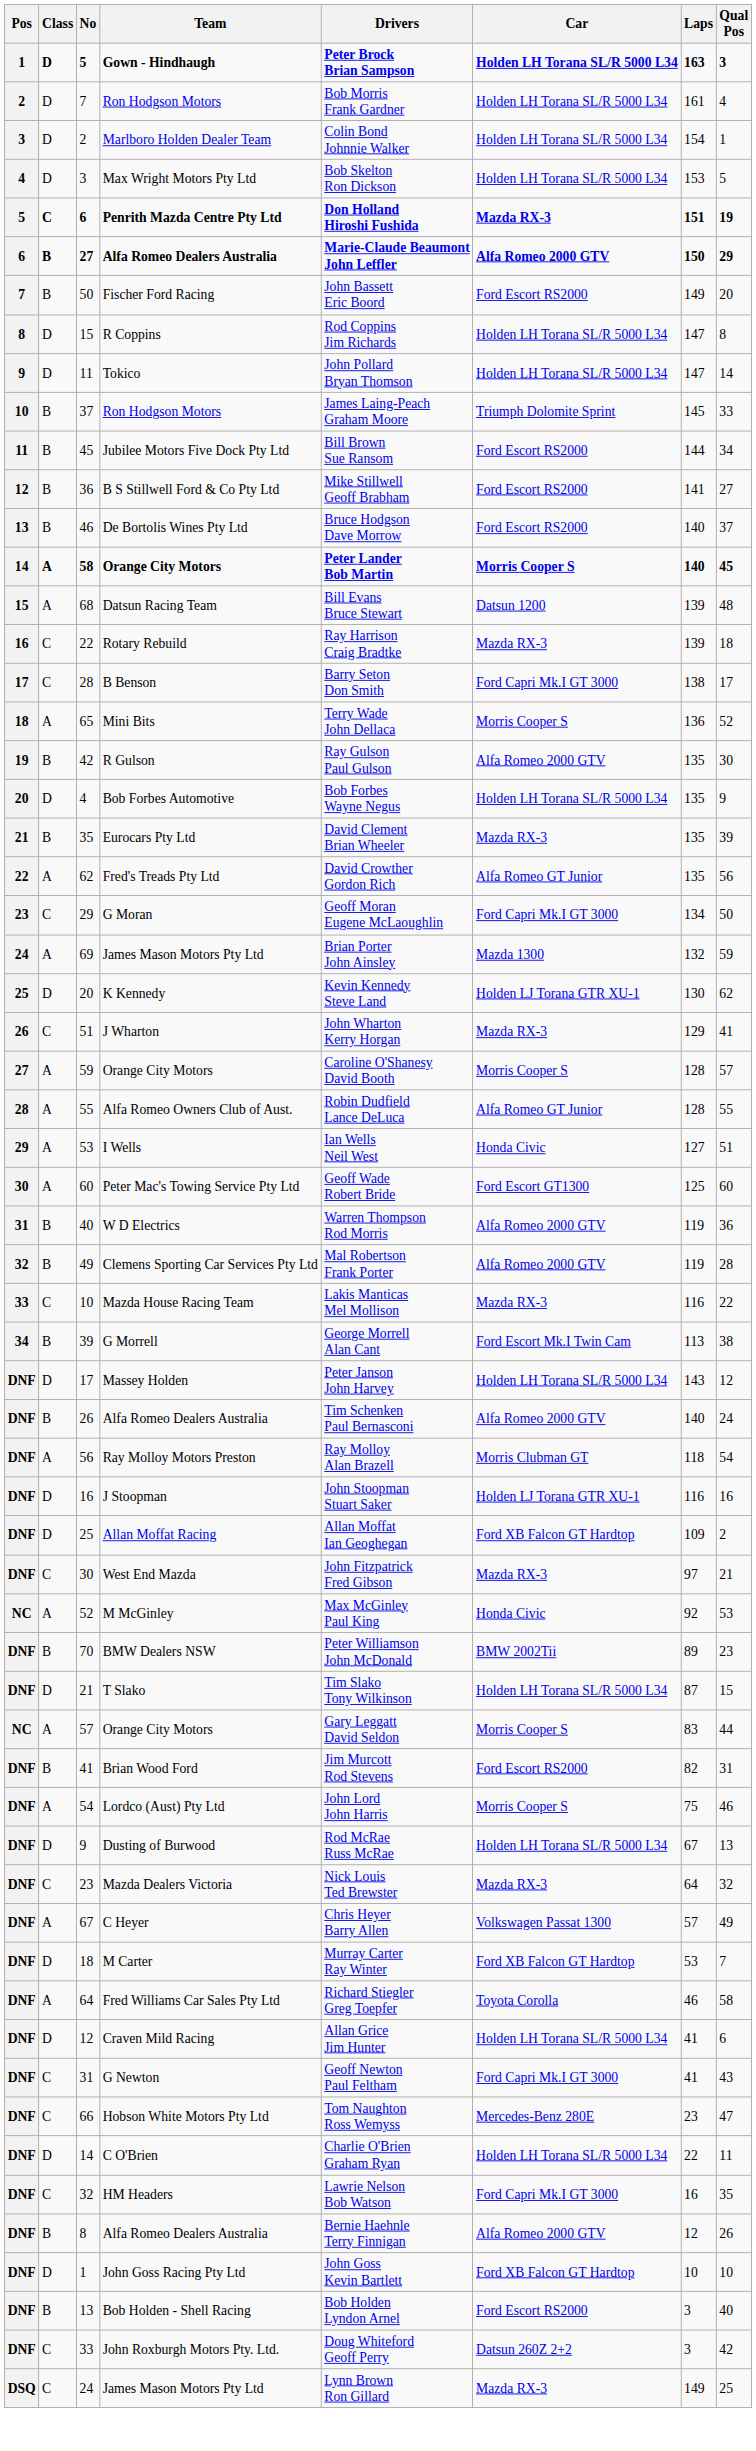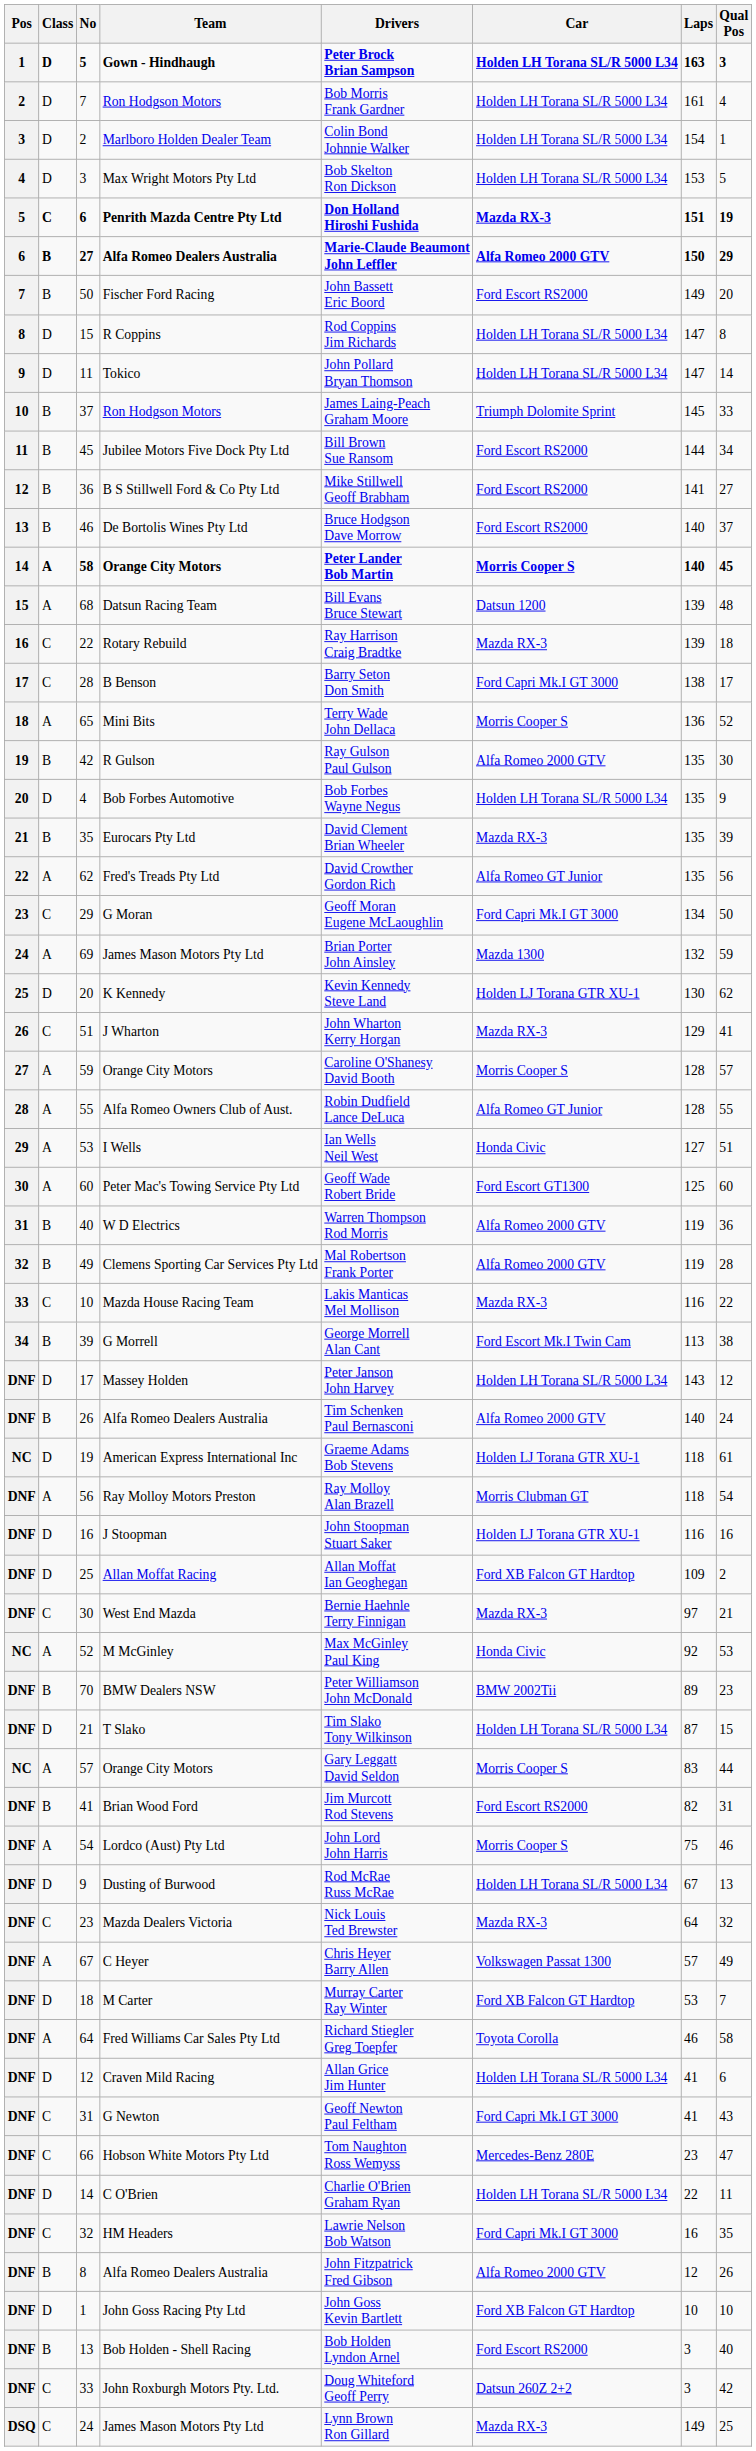+ row: (86, 1458)
(369, 1574) John Fitzpatrick Fred Gibson -> (367, 1613) Bernie Haehnle Terry Finnigan
(367, 2233) Bernie Haehnle Terry Finnigan -> (369, 2271) John Fitzpatrick Fred Gibson
